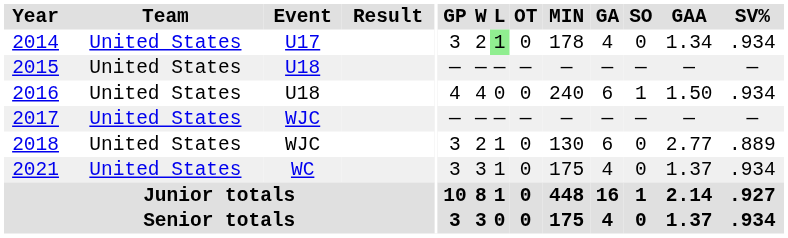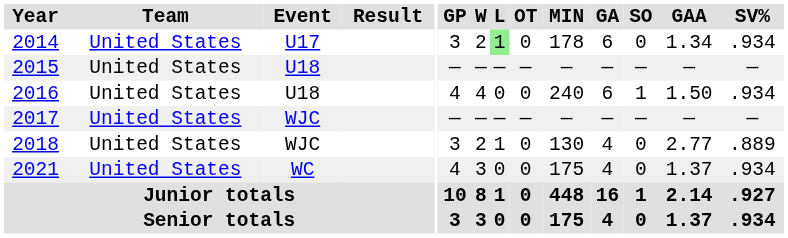(607, 42) 4 -> (607, 42) 6
(607, 144) 6 -> (607, 144) 4
(455, 170) 3 -> (455, 170) 4
(500, 170) 1 -> (500, 170) 0
